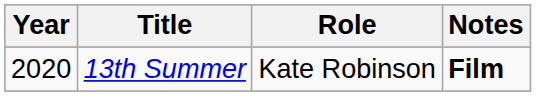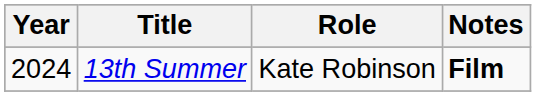(41, 68) 2020 -> (41, 68) 2024
